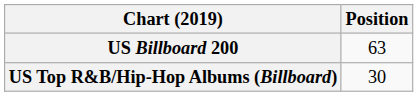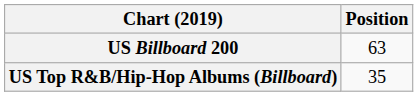(377, 76) 30 -> (377, 76) 35
